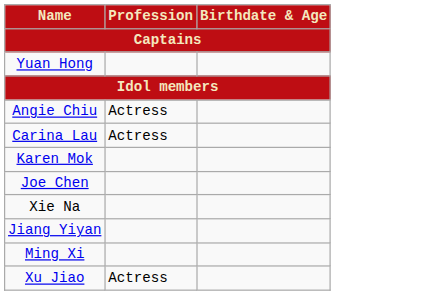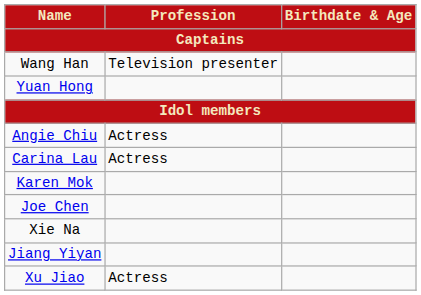+ row: (55, 64)
- row: (55, 254)
